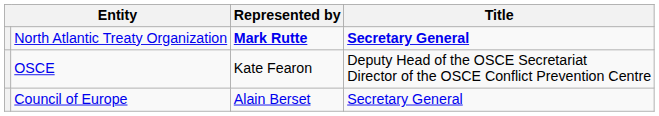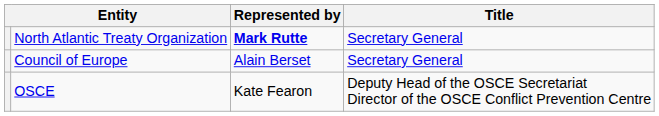(408, 38) bold -> (405, 38) normal
rows swapped: (71, 99) <-> (34, 68)
